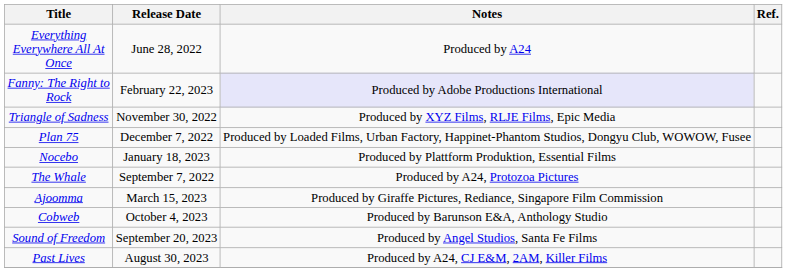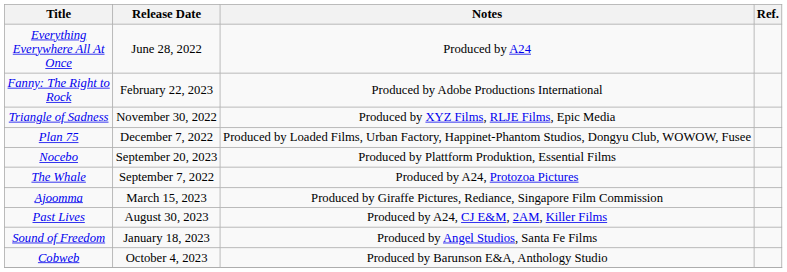(487, 90) lavender background -> (487, 90) no background
(167, 157) January 18, 2023 -> (167, 157) September 20, 2023
rows swapped: (59, 257) <-> (59, 217)
(167, 237) September 20, 2023 -> (167, 237) January 18, 2023
